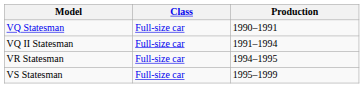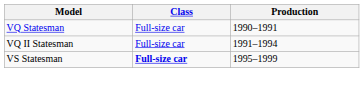- row: (35, 59)
(160, 75) normal -> (161, 59) bold
